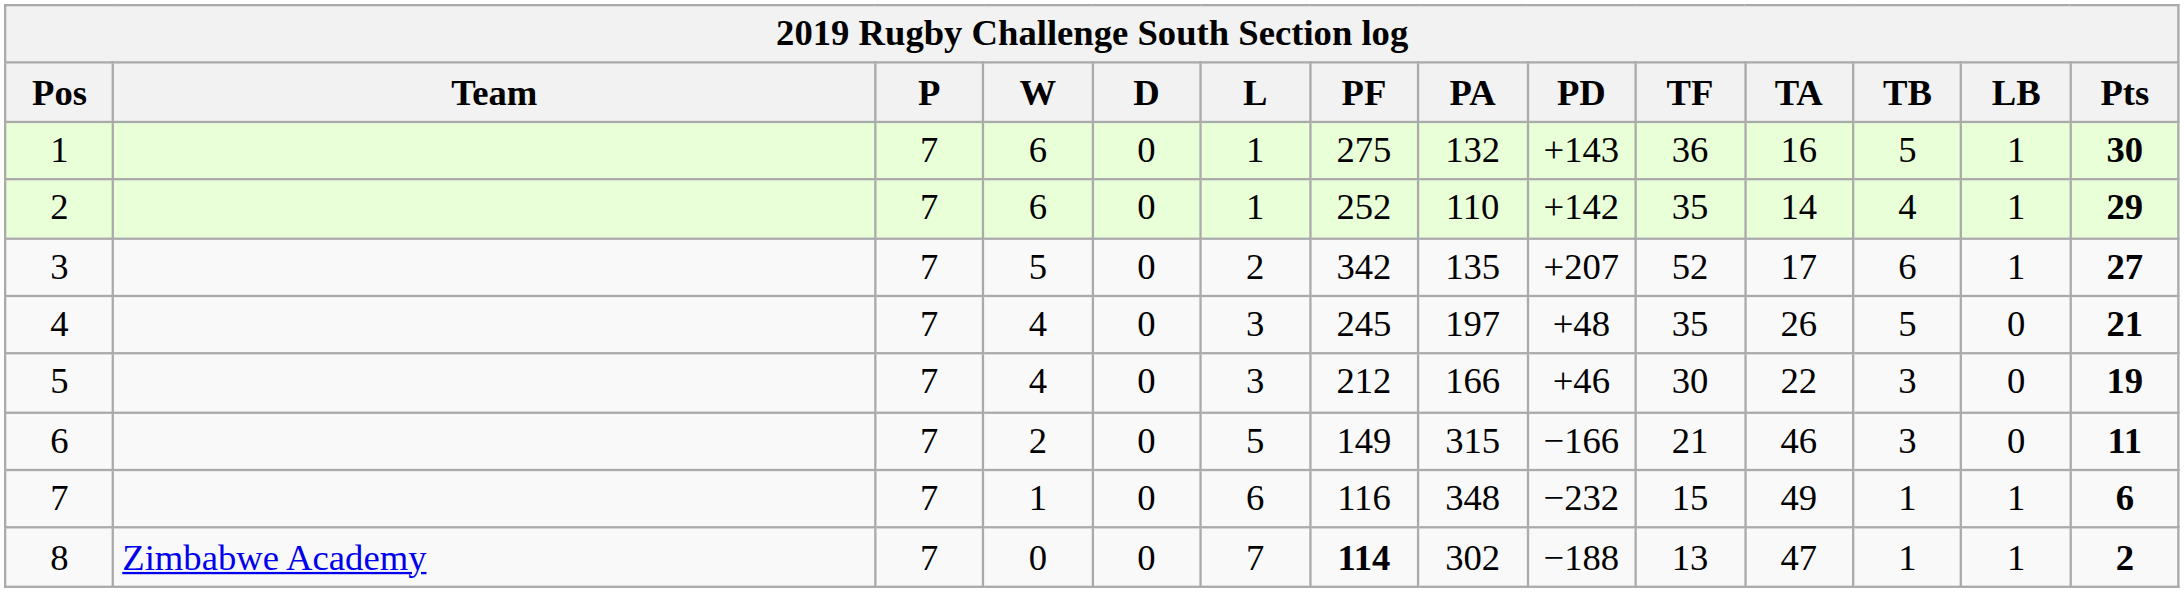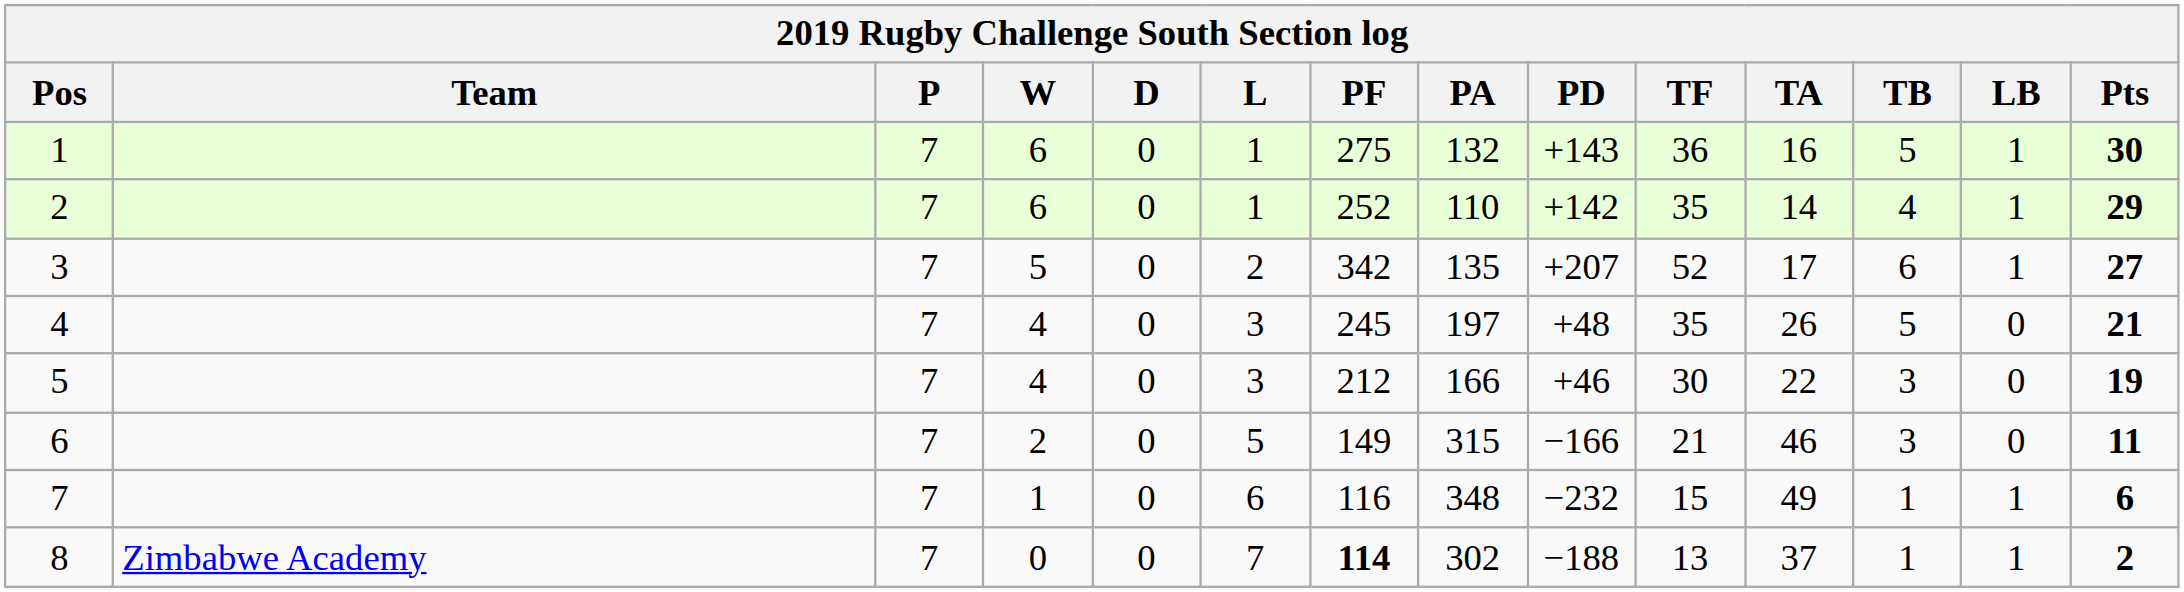(1799, 556) 47 -> (1799, 556) 37
